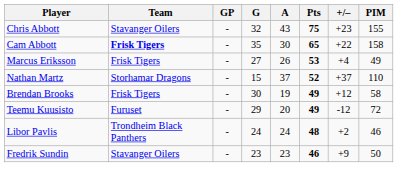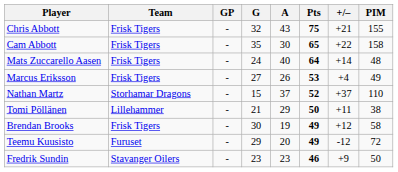(145, 28) Stavanger Oilers -> (135, 28) Frisk Tigers
(343, 28) +23 -> (343, 28) +21
(138, 45) bold -> (135, 45) normal
+ row: (54, 61)
+ row: (37, 110)
- row: (32, 132)
